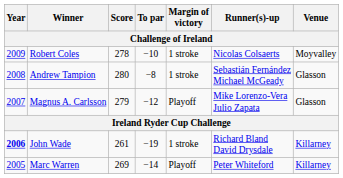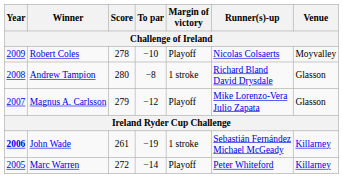(183, 54) 1 stroke -> (182, 54) Playoff
(252, 75) Sebastián Fernández Michael McGeady -> (243, 75) Richard Bland David Drysdale
(243, 144) Richard Bland David Drysdale -> (252, 144) Sebastián Fernández Michael McGeady
(122, 165) 269 -> (122, 165) 272
